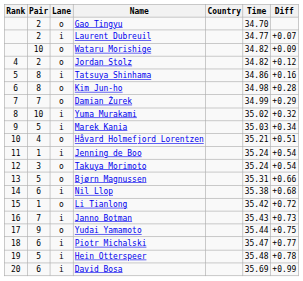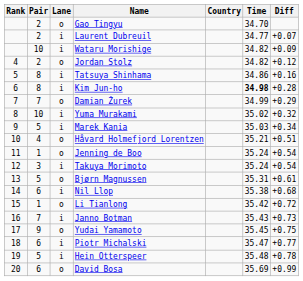(61, 50) o -> (61, 50) i
(61, 88) o -> (61, 88) i
(257, 88) normal -> (257, 88) bold
(61, 153) i -> (61, 153) o
(61, 166) o -> (61, 166) i
(284, 179) +0.66 -> (284, 179) +0.61
(257, 230) 35.44 -> (257, 230) 35.45
(61, 269) i -> (61, 269) o
